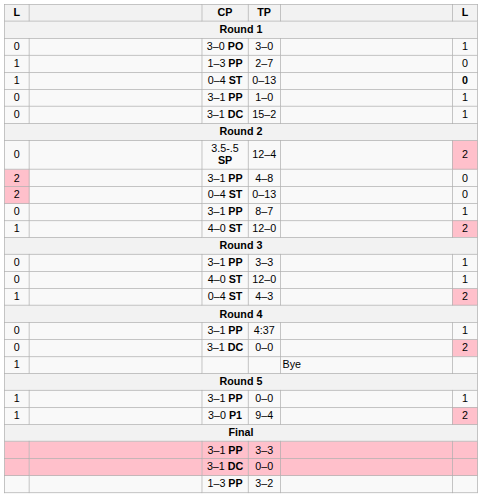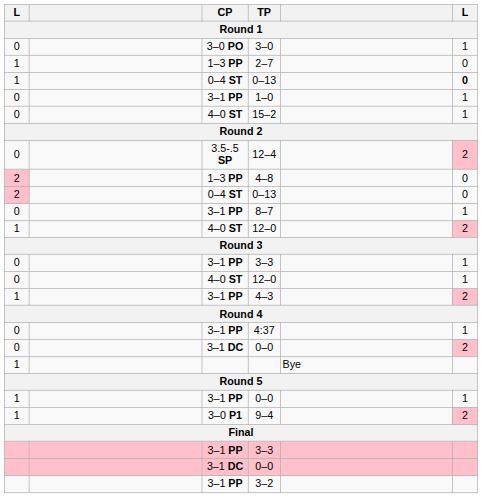(225, 115) 3–1 DC -> (225, 115) 4–0 ST
(225, 178) 3–1 PP -> (225, 178) 1–3 PP
(225, 297) 0–4 ST -> (225, 297) 3–1 PP
(225, 484) 1–3 PP -> (225, 484) 3–1 PP
